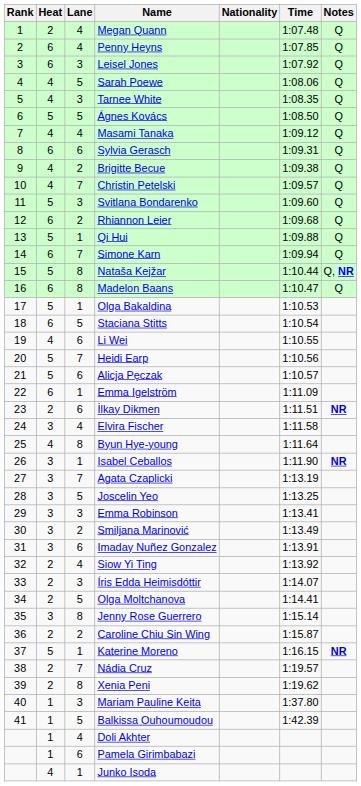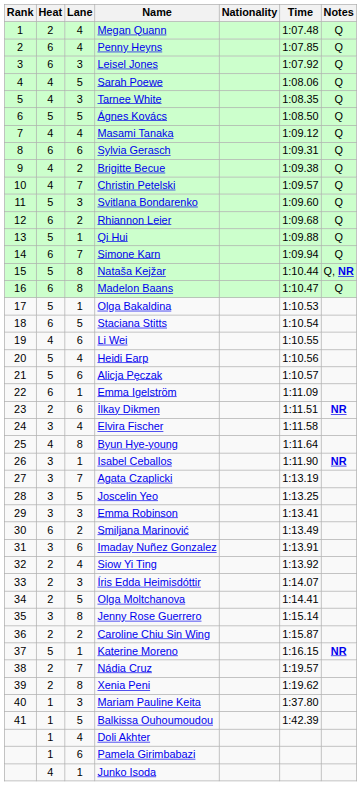(80, 358) 7 -> (80, 358) 4
(50, 530) 3 -> (50, 530) 6
